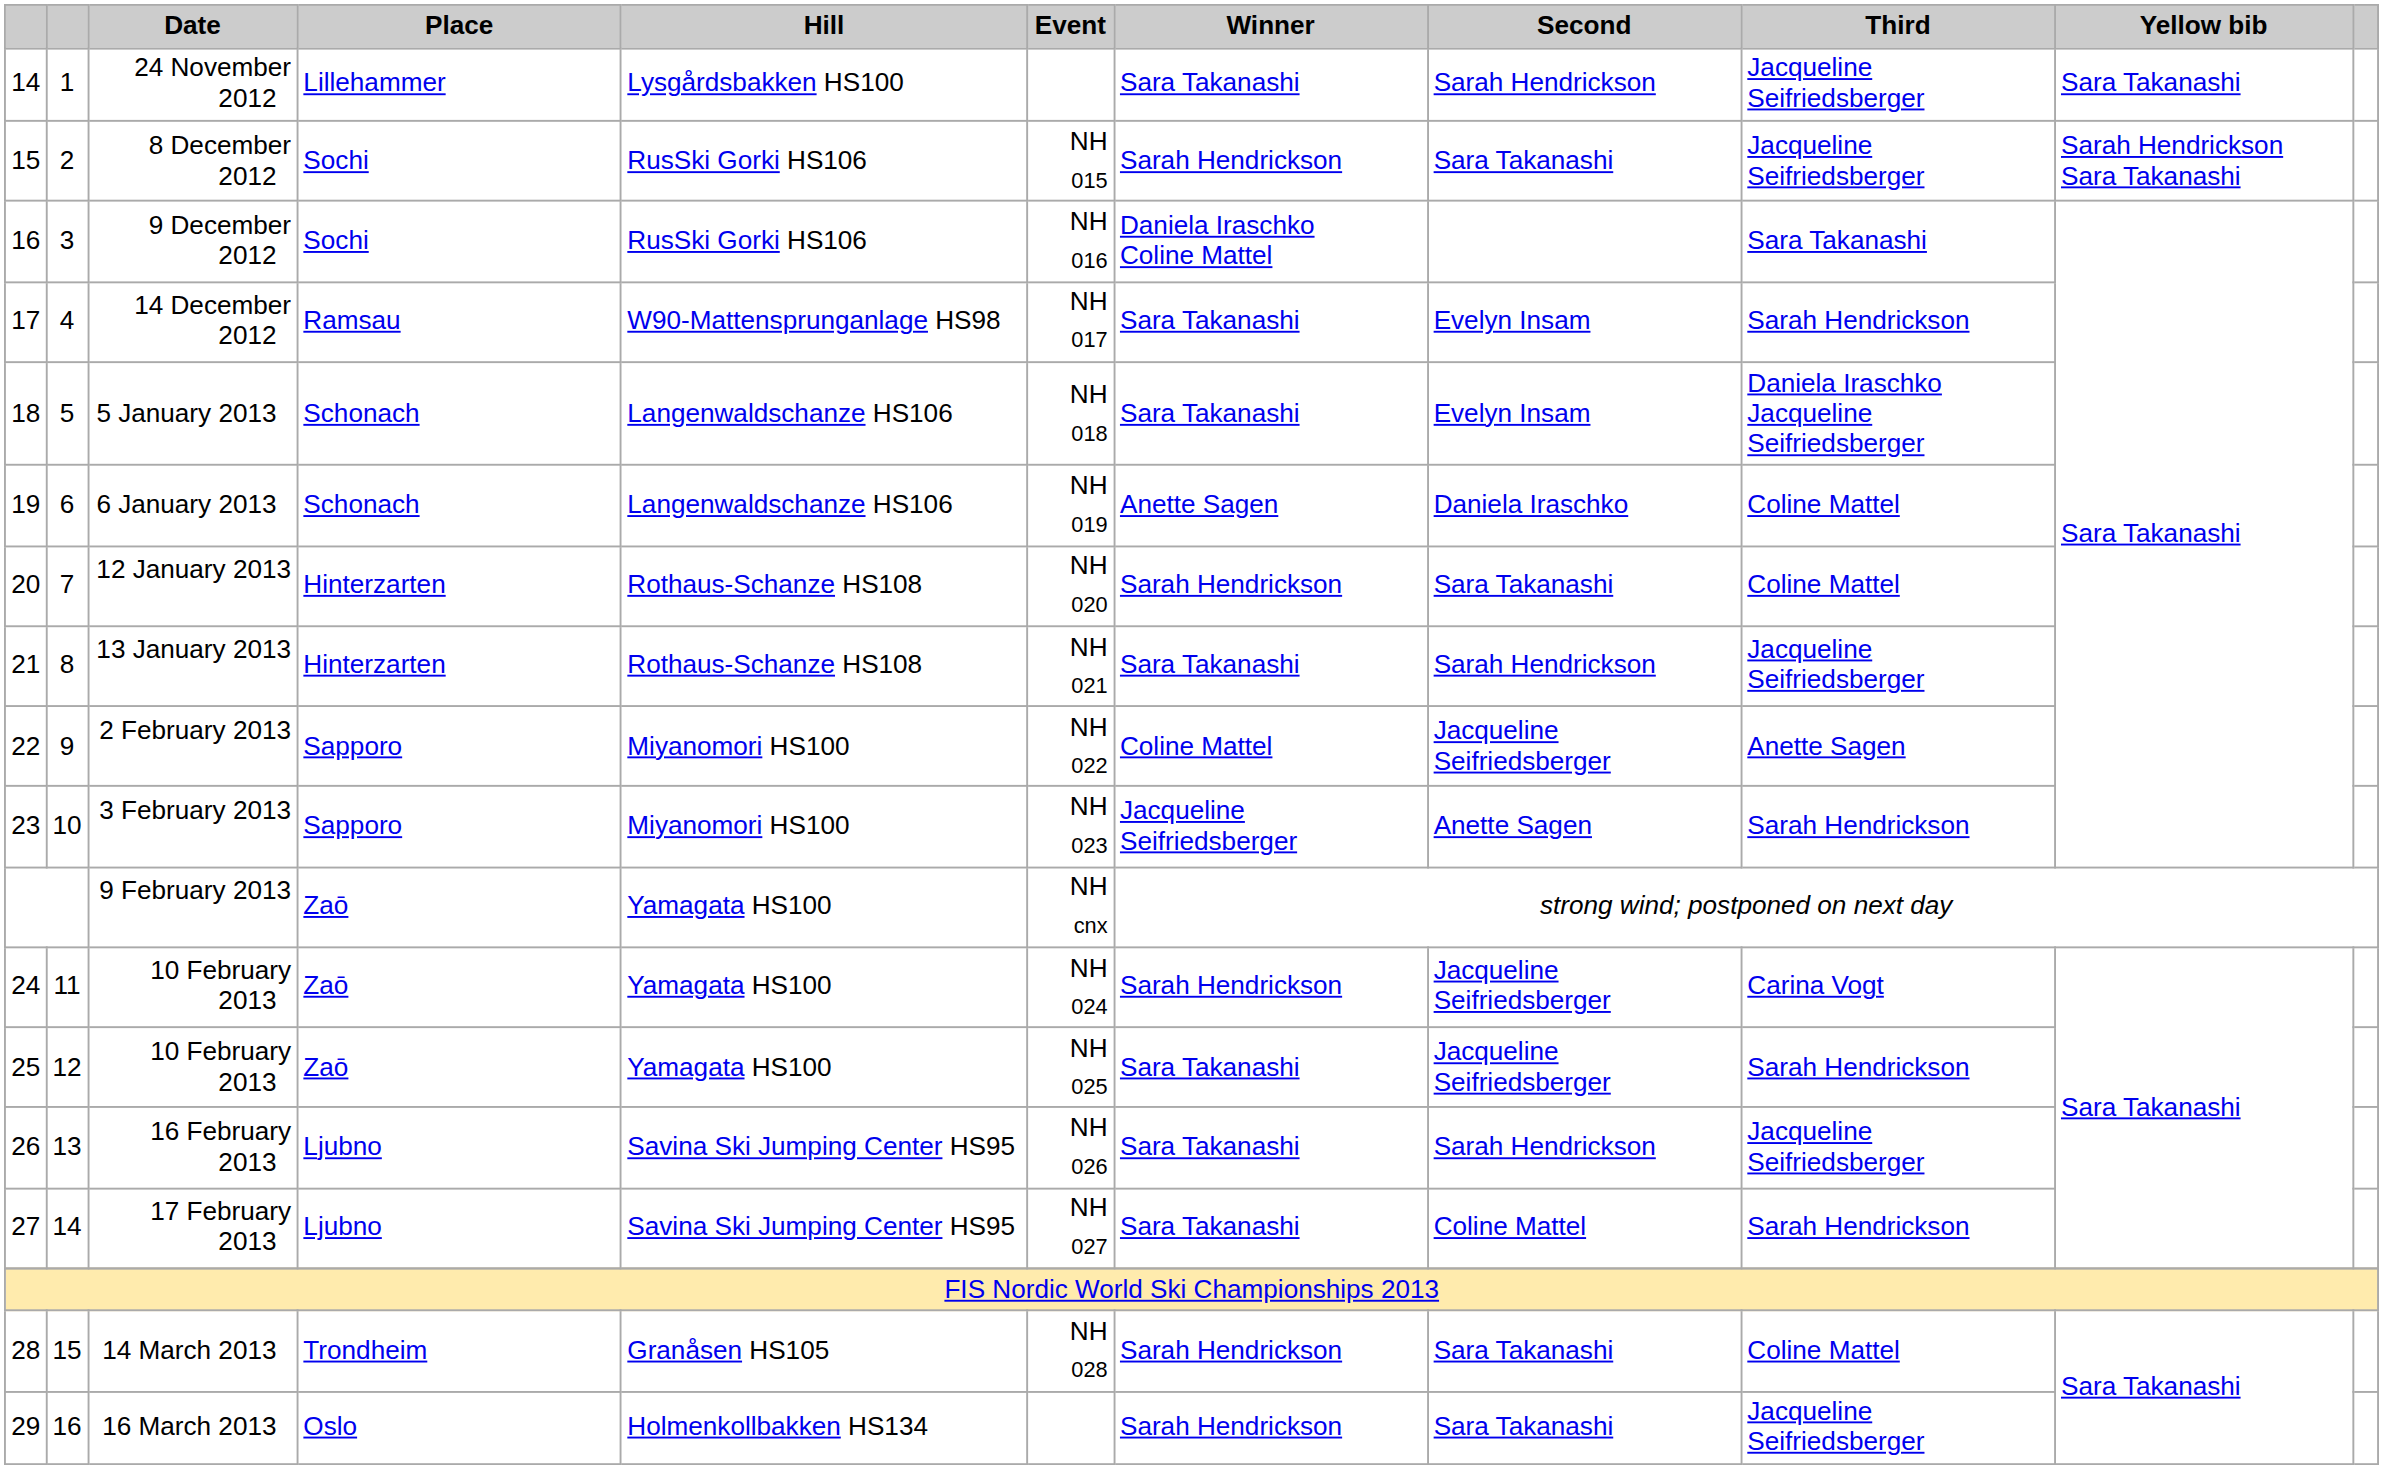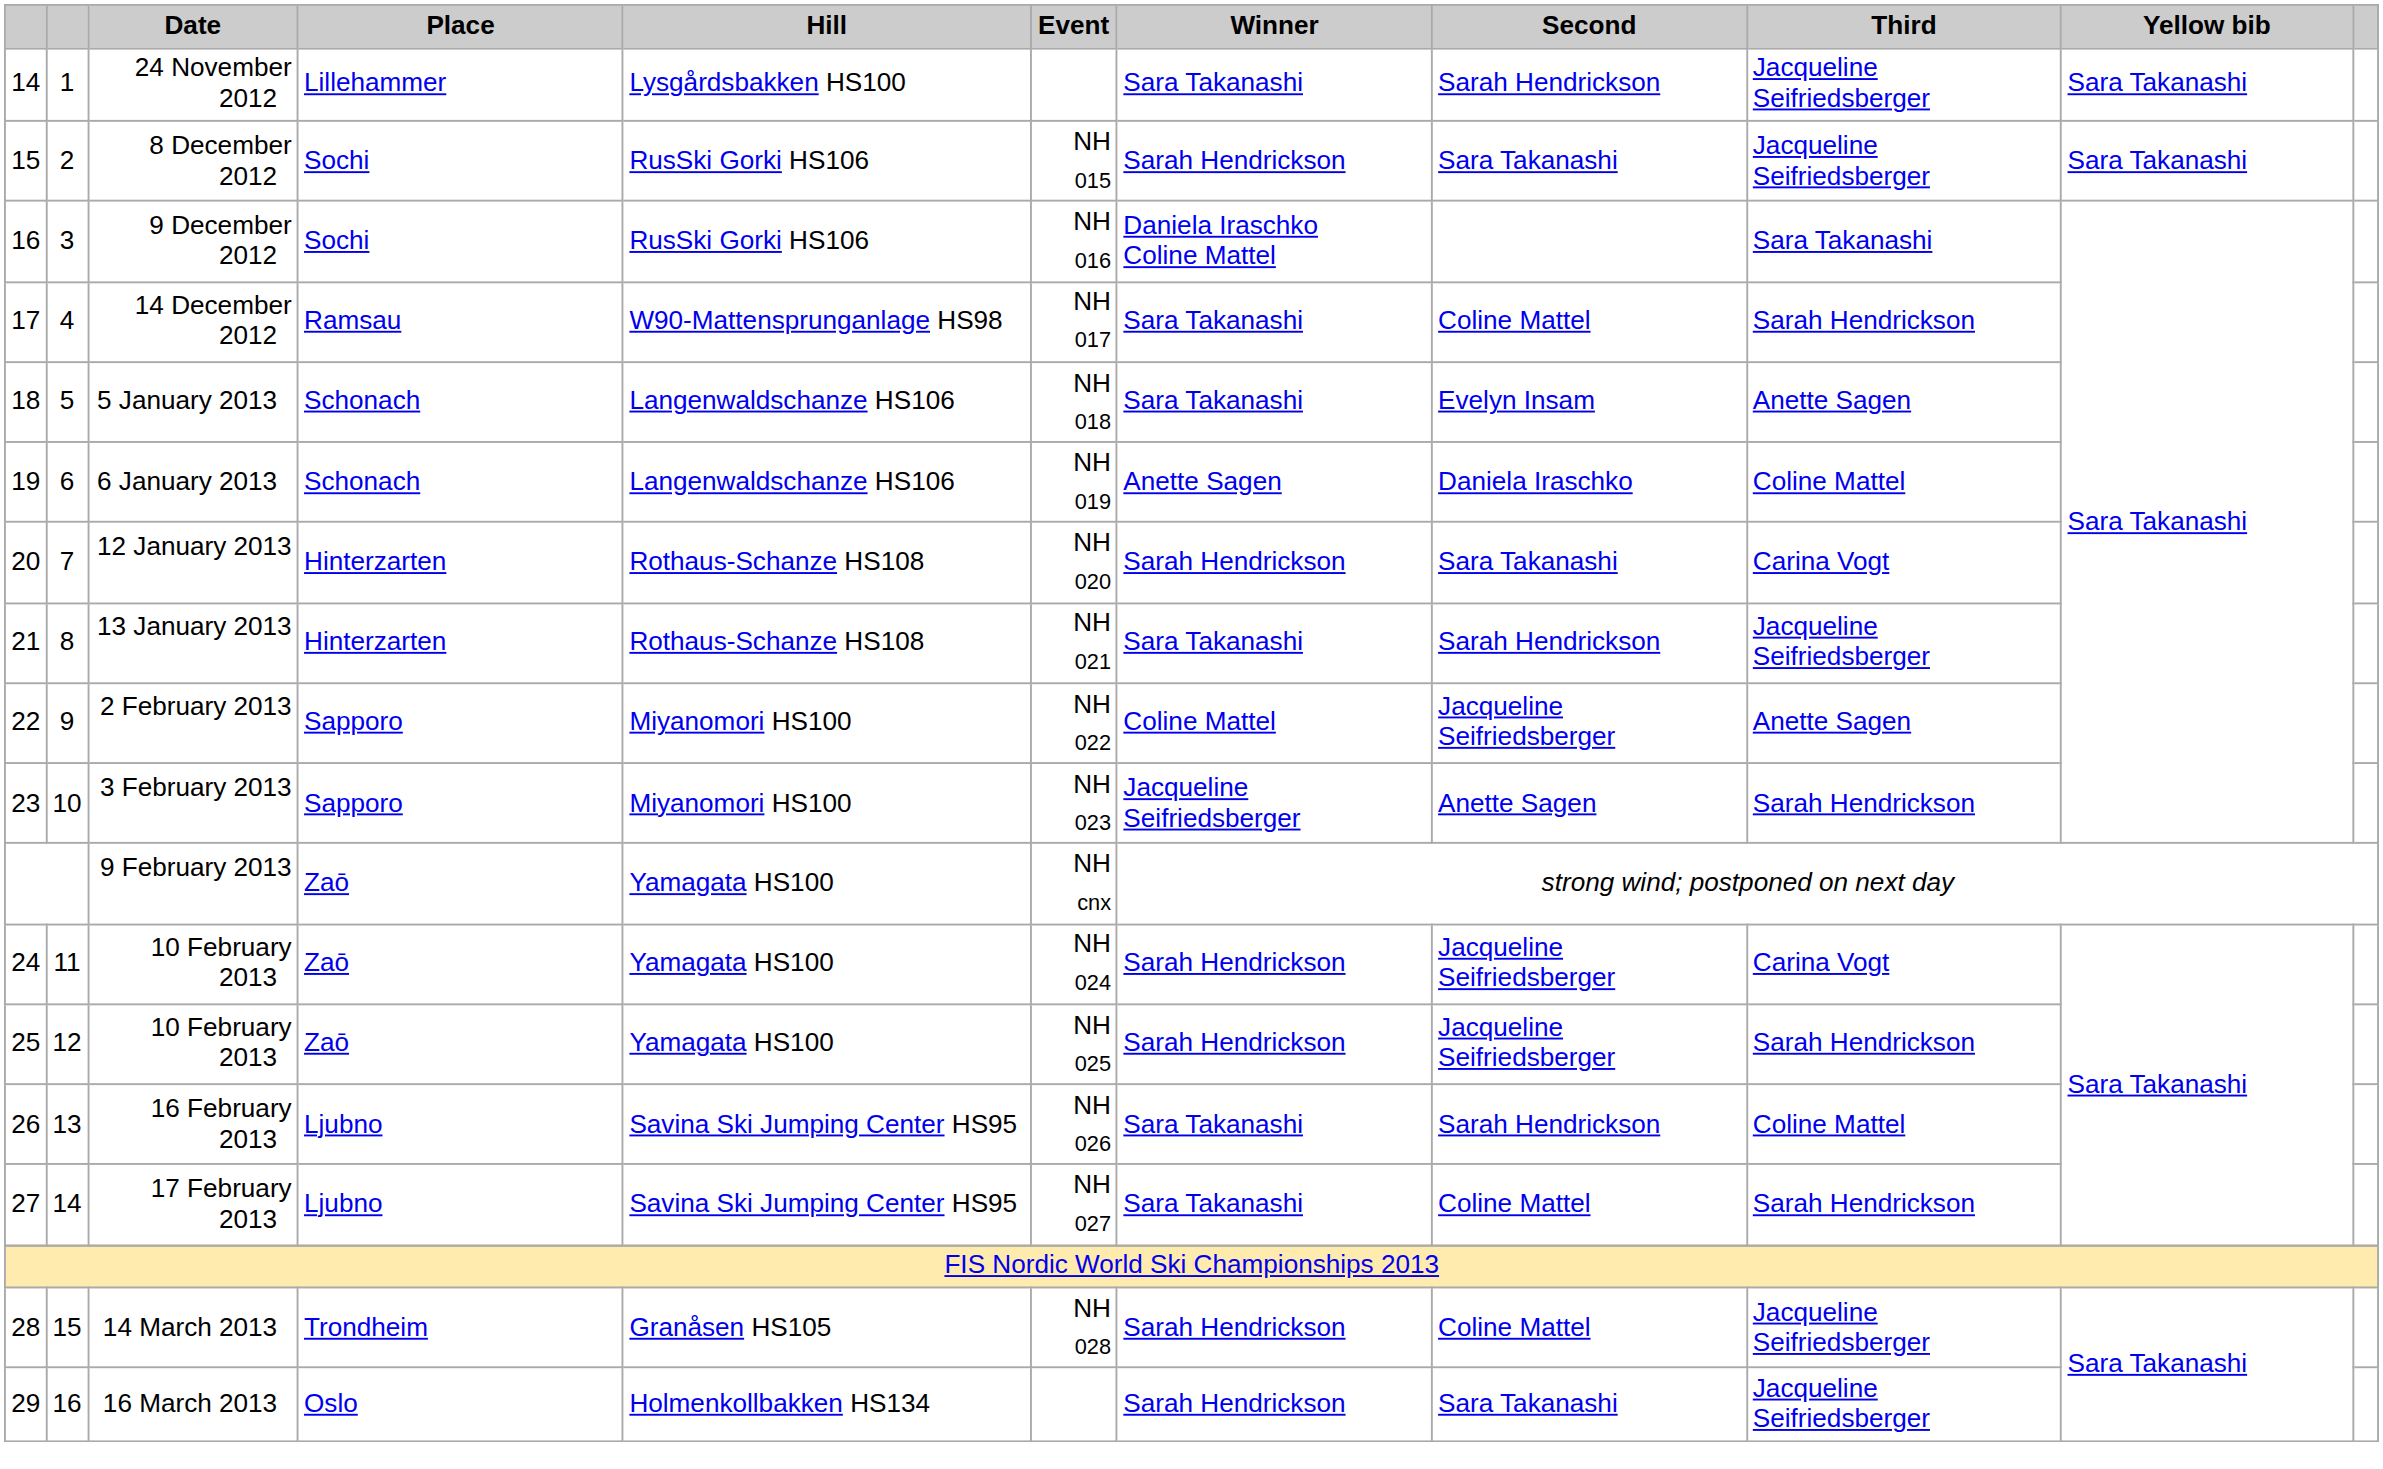(2172, 160) Sarah Hendrickson Sara Takanashi -> (2157, 160) Sara Takanashi
(1512, 320) Evelyn Insam -> (1514, 320) Coline Mattel
(1845, 412) Daniela Iraschko Jacqueline Seifriedsberger -> (1832, 401) Anette Sagen
(1824, 584) Coline Mattel -> (1821, 561) Carina Vogt
(1210, 1066) Sara Takanashi -> (1234, 1043) Sarah Hendrickson
(1836, 1146) Jacqueline Seifriedsberger -> (1829, 1123) Coline Mattel
(1523, 1350) Sara Takanashi -> (1514, 1326) Coline Mattel
(1824, 1350) Coline Mattel -> (1841, 1326) Jacqueline Seifriedsberger
